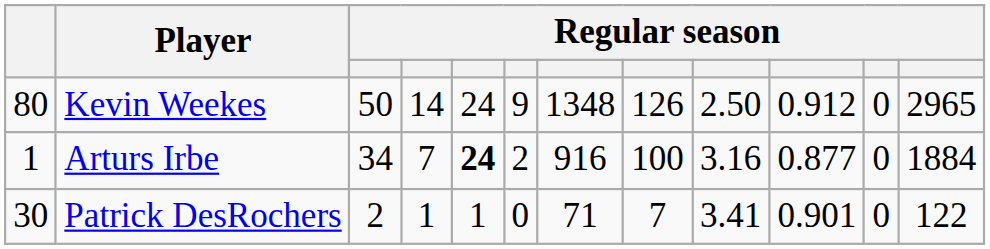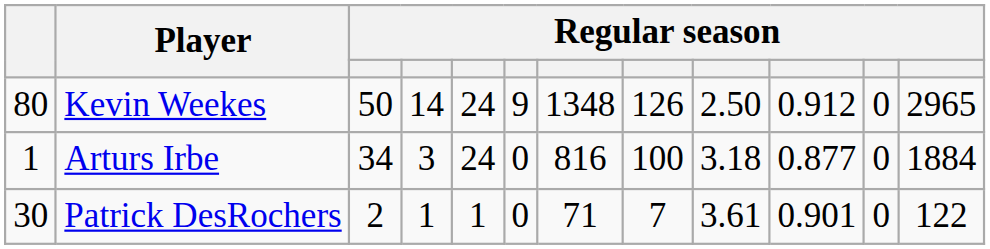(427, 159) 7 -> (427, 159) 3
(478, 159) bold -> (478, 159) normal
(520, 159) 2 -> (520, 159) 0
(580, 159) 916 -> (580, 159) 816
(731, 159) 3.16 -> (731, 159) 3.18
(731, 215) 3.41 -> (731, 215) 3.61
